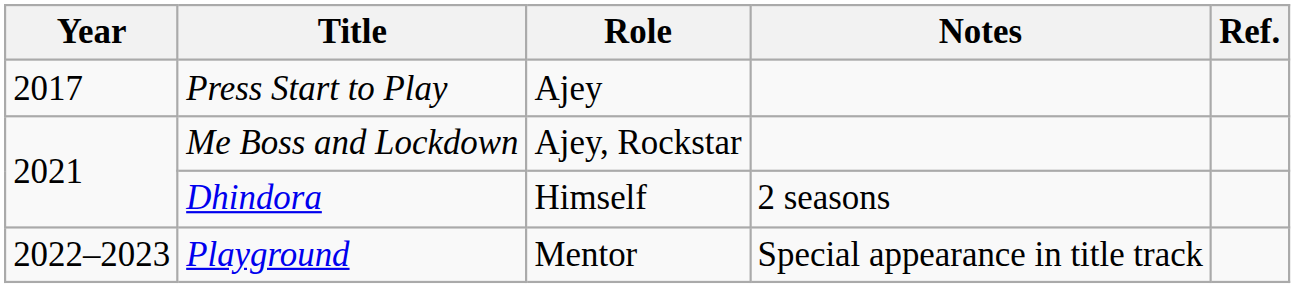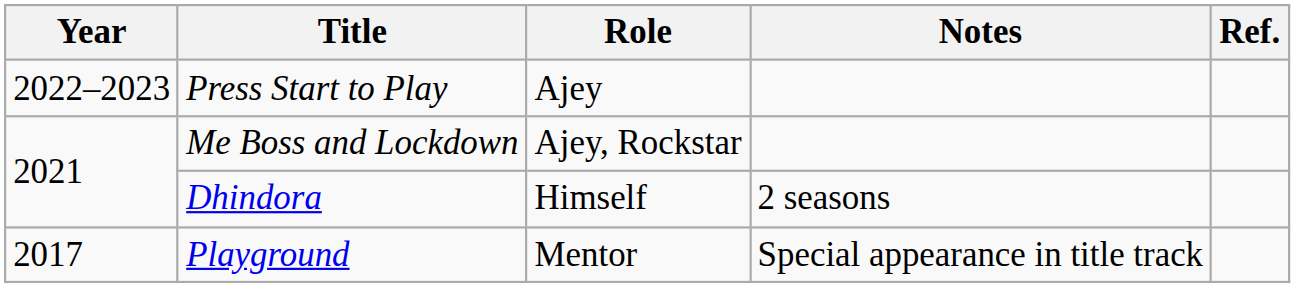(48, 87) 2017 -> (92, 87) 2022–2023
(92, 253) 2022–2023 -> (48, 253) 2017
